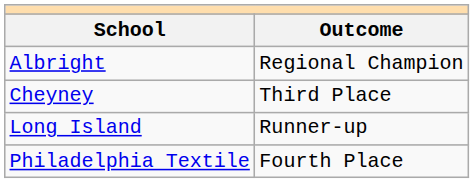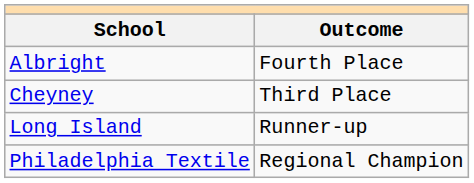(361, 63) Regional Champion -> (331, 63) Fourth Place
(331, 161) Fourth Place -> (361, 161) Regional Champion
